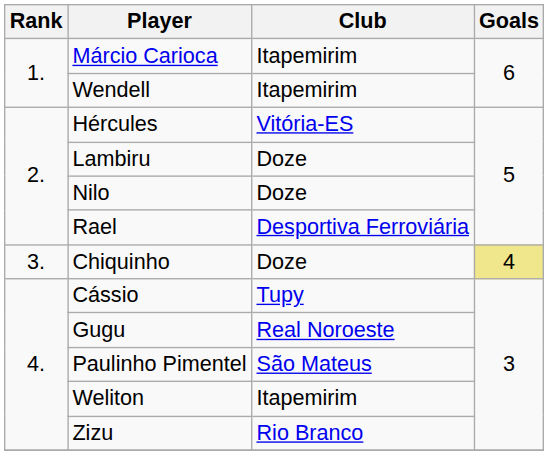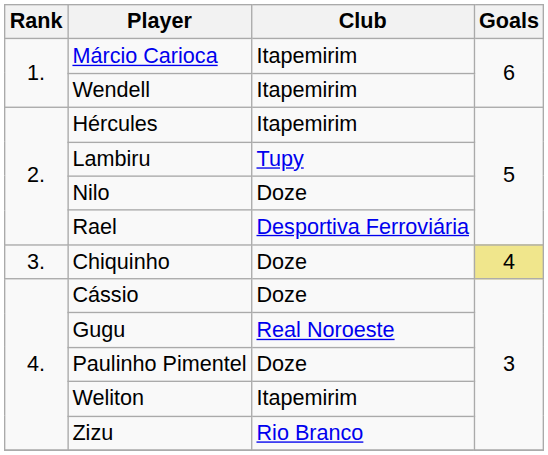(305, 124) Vitória-ES -> (307, 124) Itapemirim
(282, 158) Doze -> (280, 158) Tupy
(280, 295) Tupy -> (282, 295) Doze
(314, 364) São Mateus -> (282, 364) Doze
